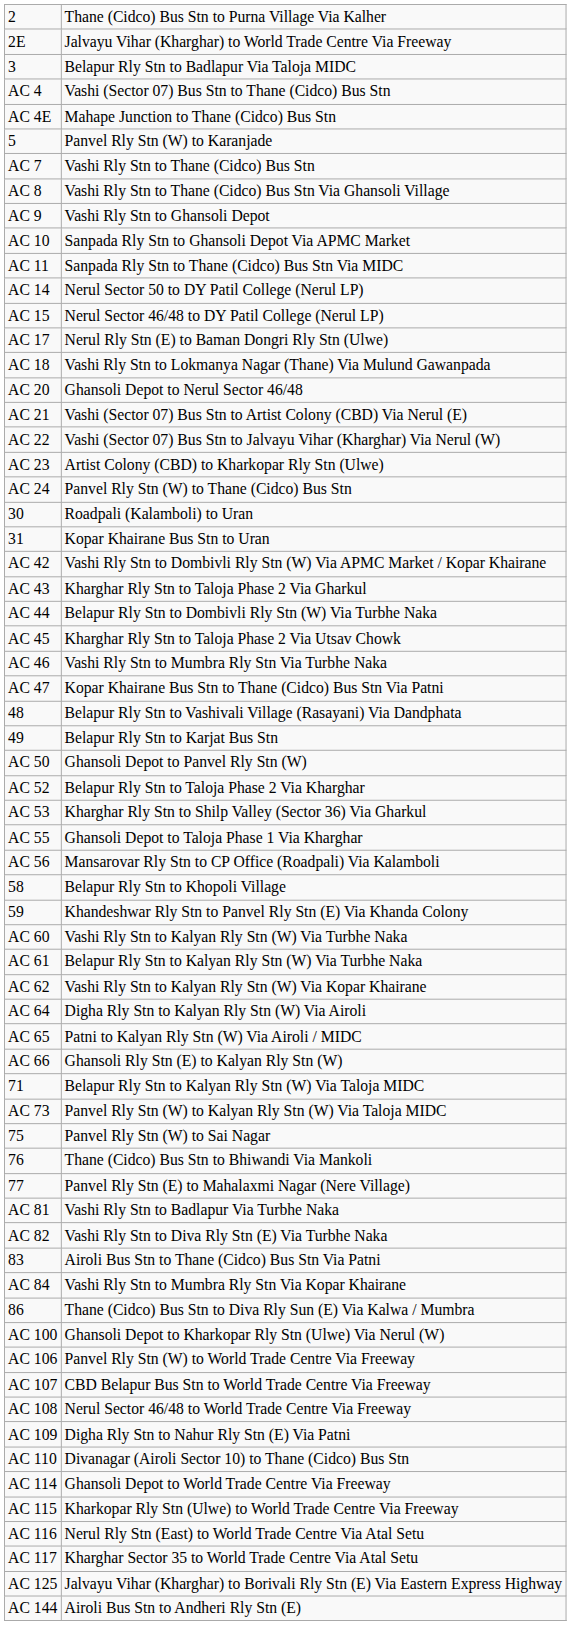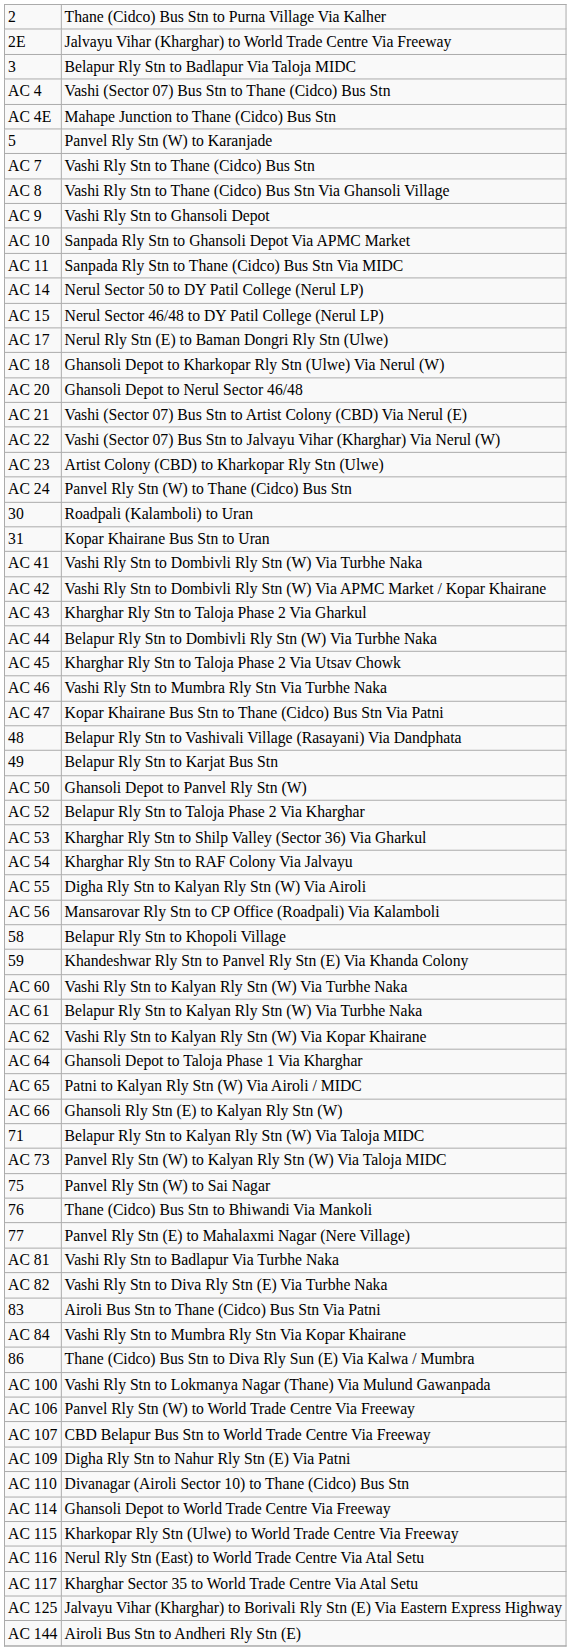(278, 365) Vashi Rly Stn to Lokmanya Nagar (Thane) Via Mulund Gawanpada -> (254, 365) Ghansoli Depot to Kharkopar Rly Stn (Ulwe) Via Nerul (W)
+ row: (29, 564)
+ row: (29, 862)
(214, 837) Ghansoli Depot to Taloja Phase 1 Via Kharghar -> (215, 887) Digha Rly Stn to Kalyan Rly Stn (W) Via Airoli
(215, 1011) Digha Rly Stn to Kalyan Rly Stn (W) Via Airoli -> (214, 1061) Ghansoli Depot to Taloja Phase 1 Via Kharghar
(254, 1334) Ghansoli Depot to Kharkopar Rly Stn (Ulwe) Via Nerul (W) -> (278, 1384) Vashi Rly Stn to Lokmanya Nagar (Thane) Via Mulund Gawanpada
- row: (33, 1409)
